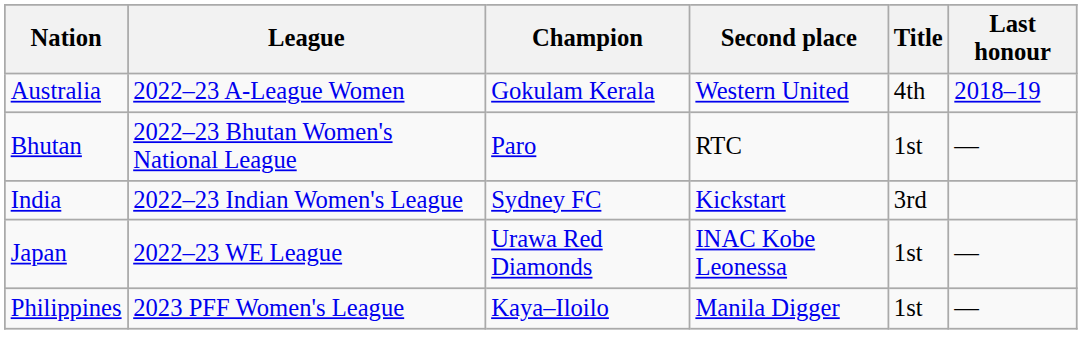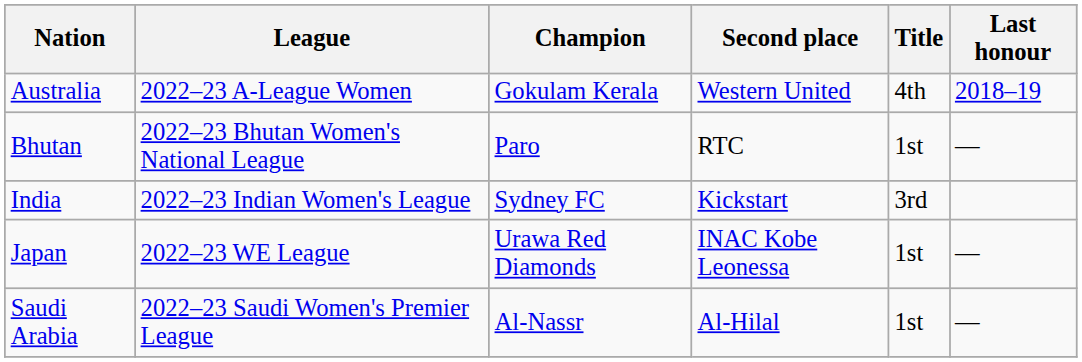- row: (66, 307)
+ row: (44, 321)
